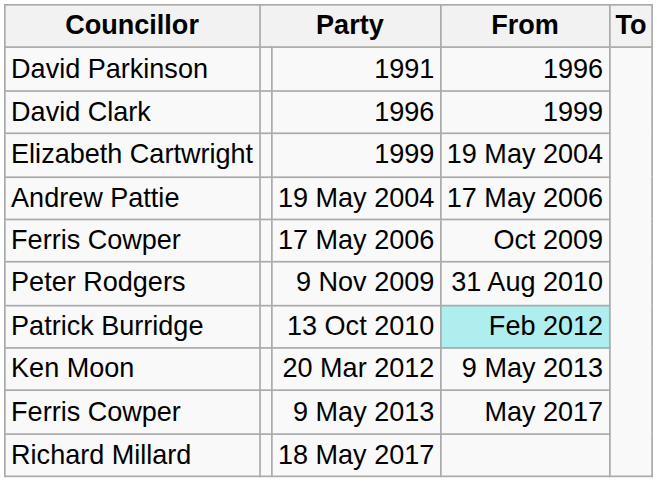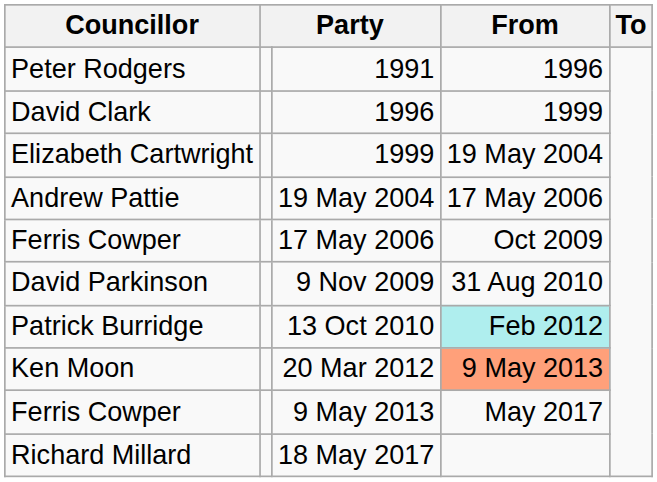(110, 68) David Parkinson -> (98, 68) Peter Rodgers
(98, 283) Peter Rodgers -> (110, 283) David Parkinson
(532, 369) no background -> (532, 369) lightsalmon background
